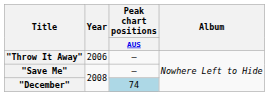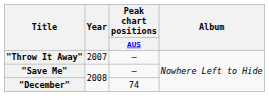(97, 57) 2006 -> (97, 57) 2007
(134, 85) lightblue background -> (134, 85) no background
